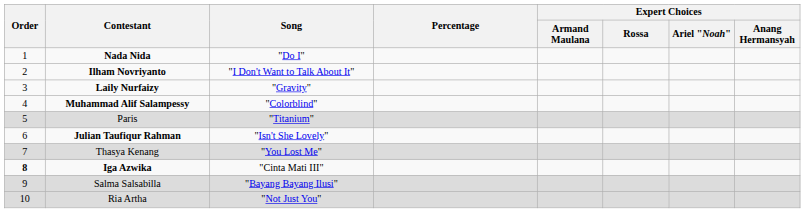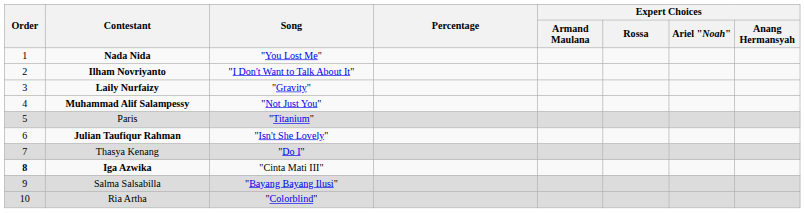(291, 55) "Do I" -> (291, 55) "You Lost Me"
(291, 103) "Colorblind" -> (291, 103) "Not Just You"
(291, 151) "You Lost Me" -> (291, 151) "Do I"
(291, 199) "Not Just You" -> (291, 199) "Colorblind"
